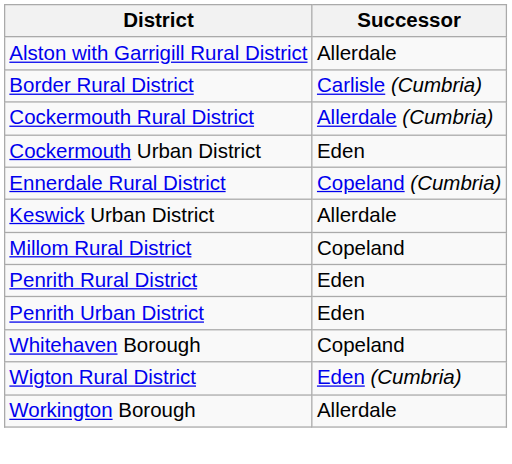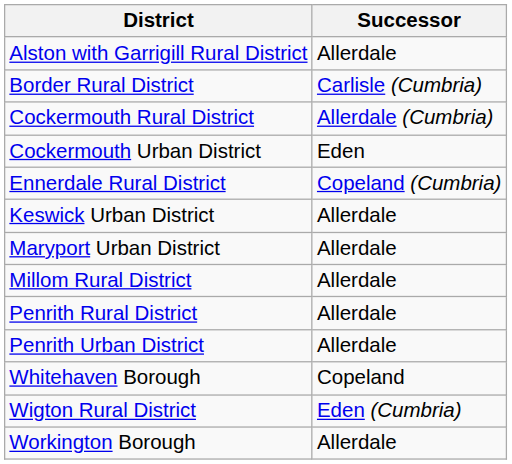+ row: (115, 248)
(361, 248) Copeland -> (357, 280) Allerdale
(341, 280) Eden -> (357, 313) Allerdale
(341, 313) Eden -> (357, 345) Allerdale
